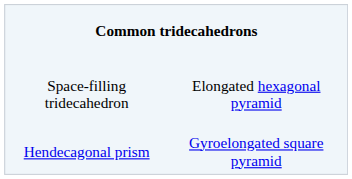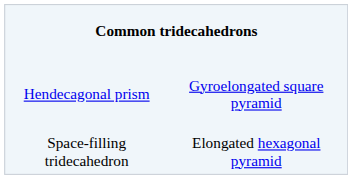rows swapped: (87, 94) <-> (87, 152)
